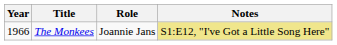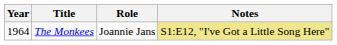(18, 31) 1966 -> (18, 31) 1964
